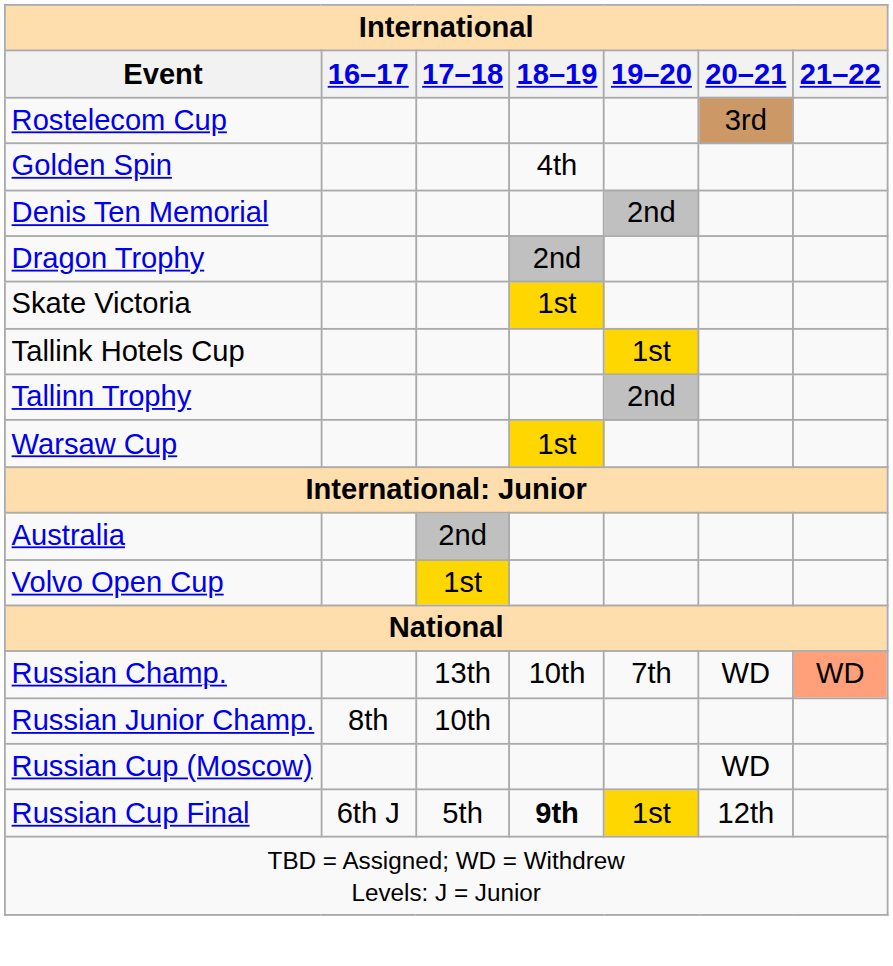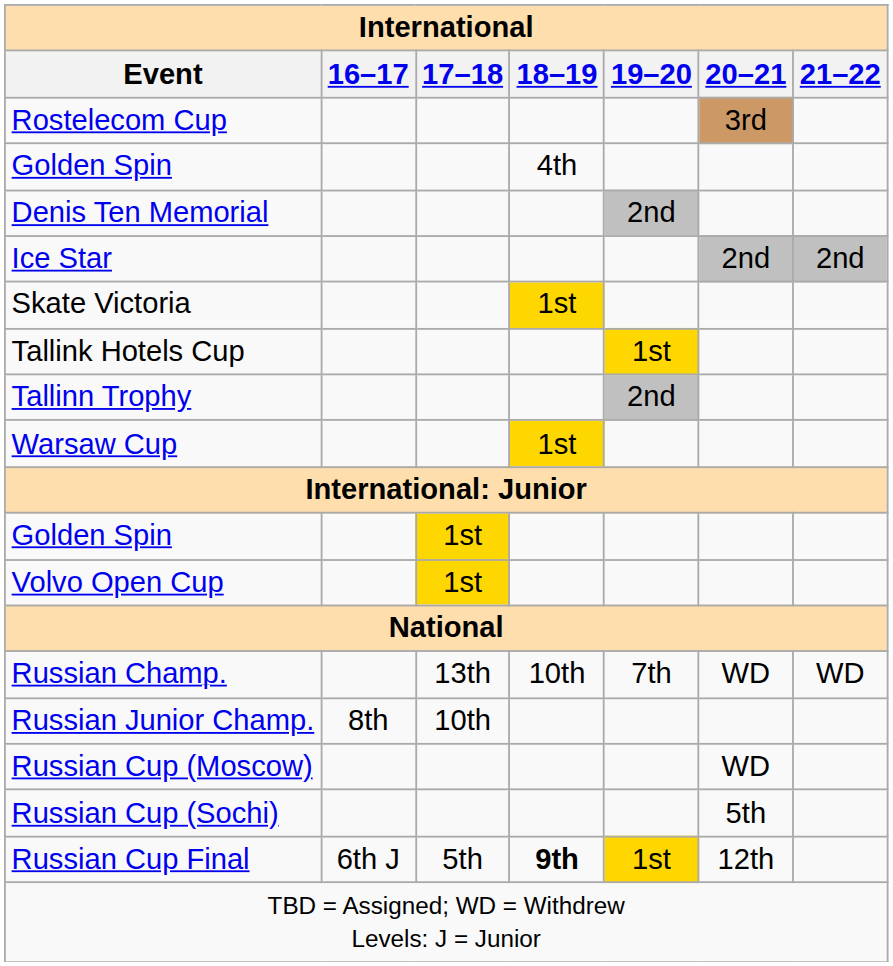- row: (108, 258)
+ row: (62, 258)
- row: (68, 535)
+ row: (92, 535)
(840, 674) lightsalmon background -> (840, 674) no background
+ row: (145, 812)
